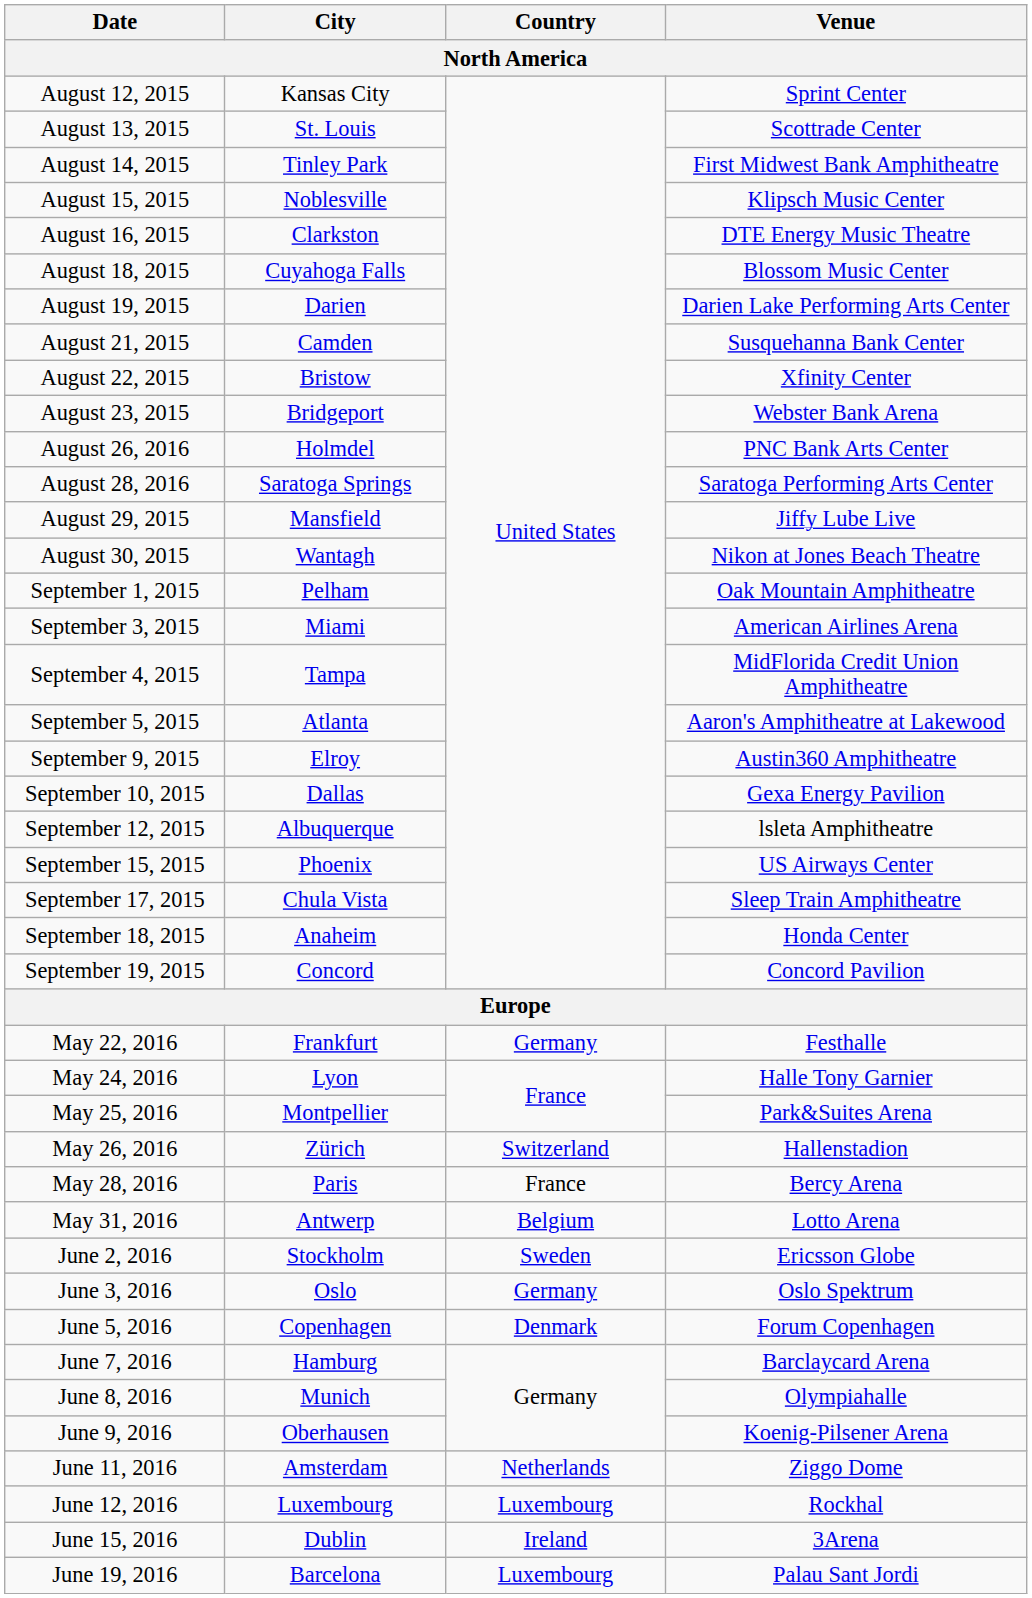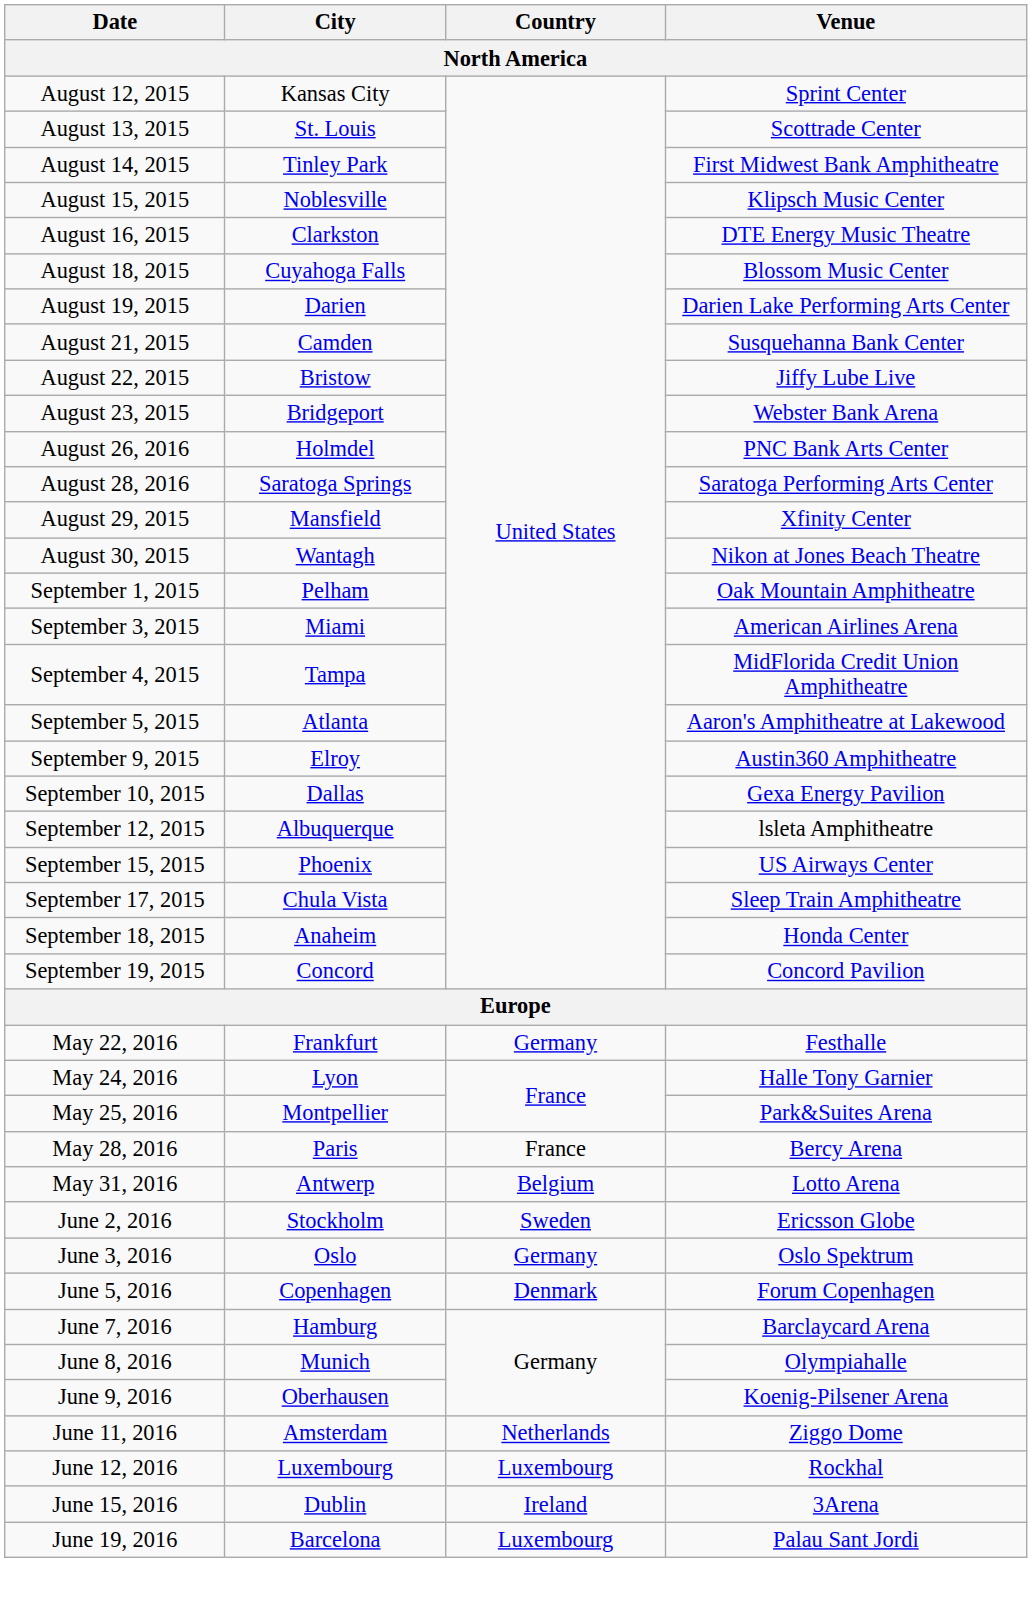(846, 377) Xfinity Center -> (846, 377) Jiffy Lube Live
(846, 519) Jiffy Lube Live -> (846, 519) Xfinity Center
- row: (115, 1148)
